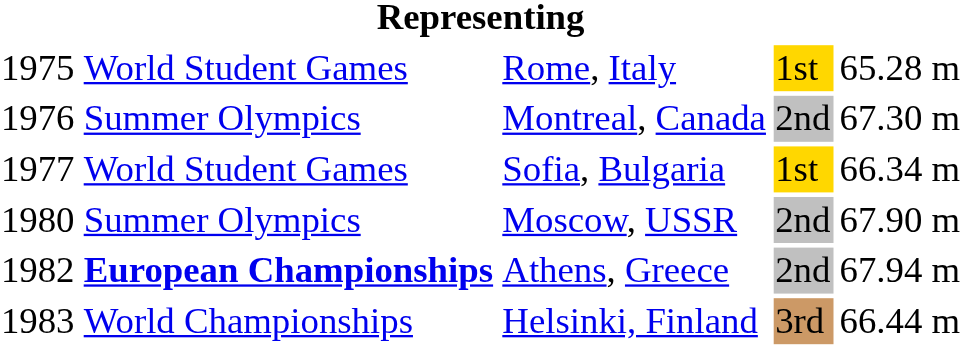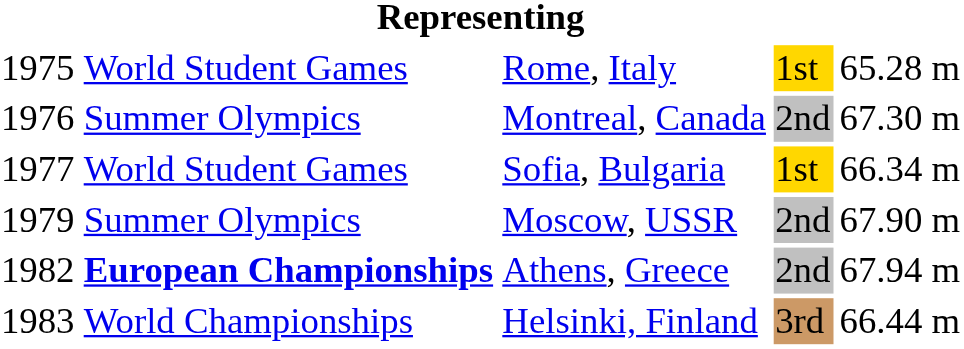(38, 219) 1980 -> (38, 219) 1979
